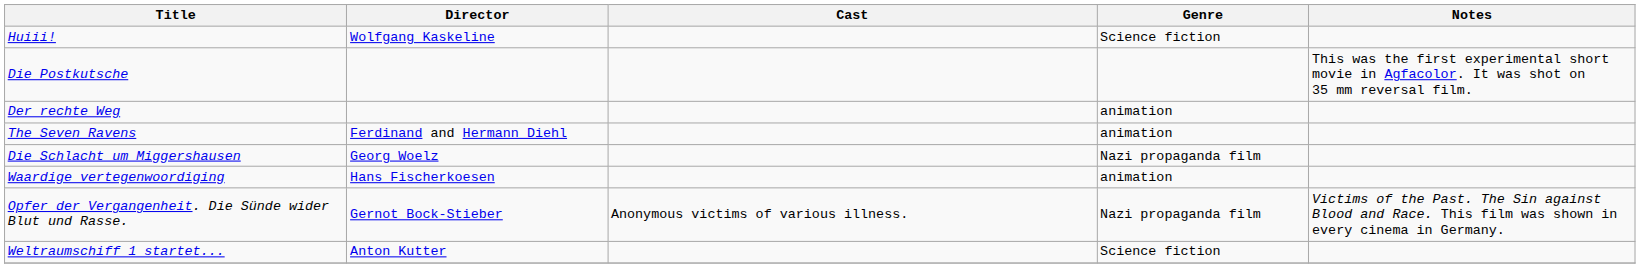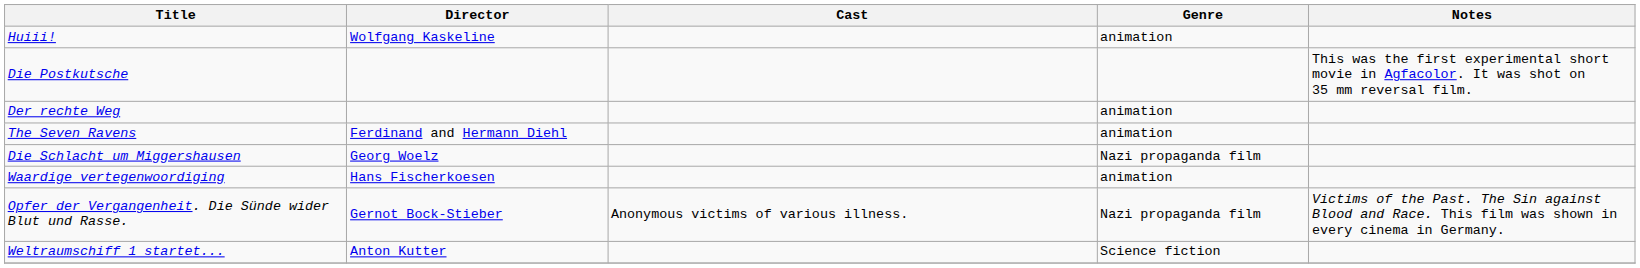(1160, 37) Science fiction -> (1136, 37) animation
